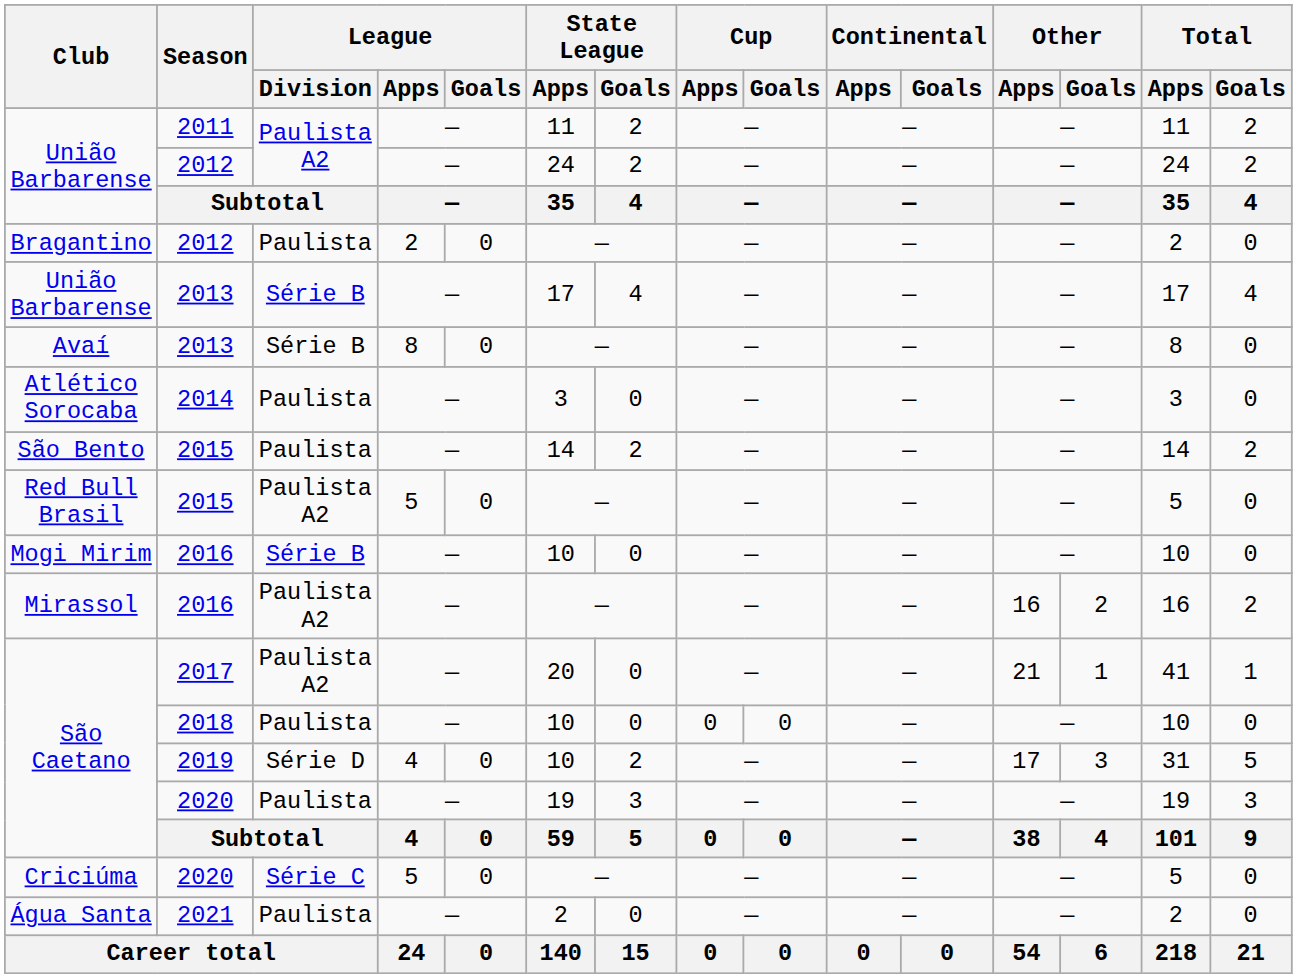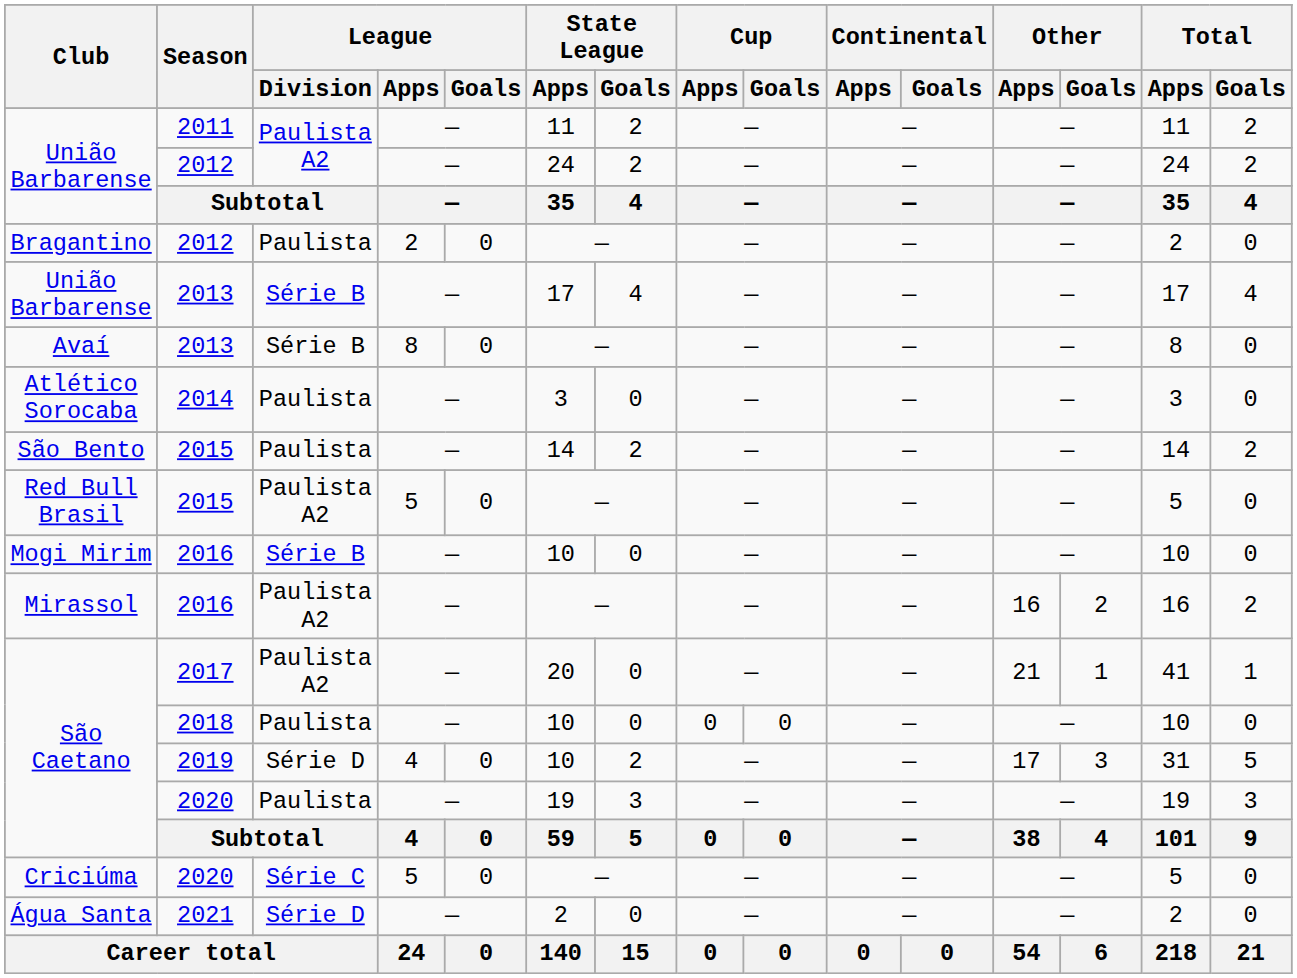(315, 916) Paulista -> (315, 916) Série D
